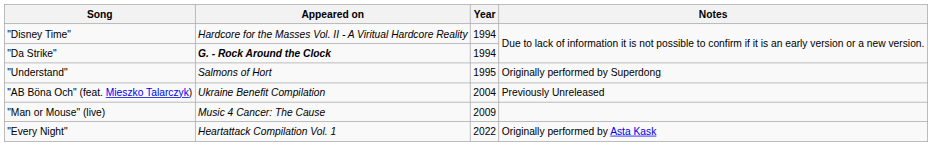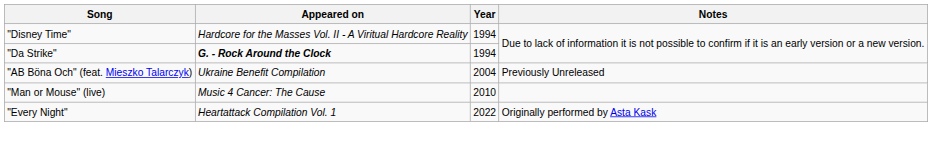- row: (37, 73)
(485, 112) 2009 -> (485, 93) 2010
